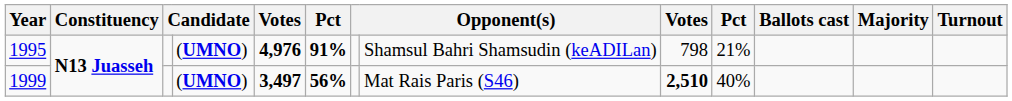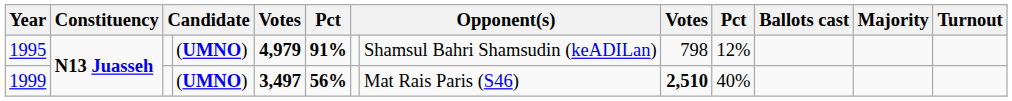(280, 50) 4,976 -> (280, 50) 4,979
(734, 50) 21% -> (734, 50) 12%
